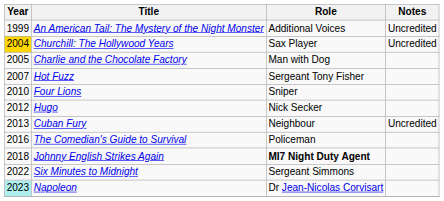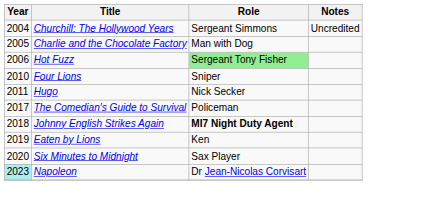- row: (149, 28)
(18, 44) gold background -> (18, 28) no background
(293, 44) Sax Player -> (234, 28) Sergeant Simmons
(18, 76) 2007 -> (18, 60) 2006
(316, 76) no background -> (239, 60) lightgreen background
(18, 108) 2012 -> (17, 92) 2011
- row: (60, 124)
(18, 140) 2016 -> (18, 108) 2017
+ row: (67, 140)
(18, 172) 2022 -> (18, 156) 2020
(311, 172) Sergeant Simmons -> (216, 156) Sax Player
